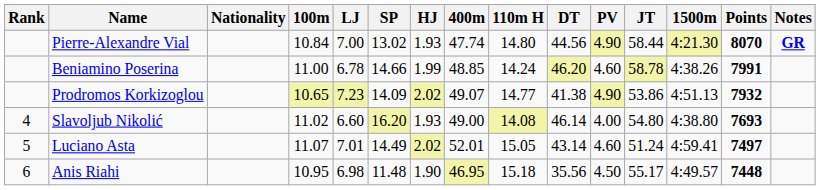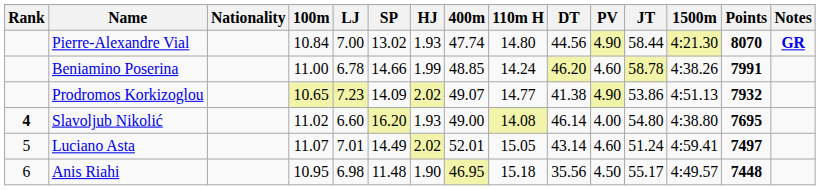(26, 120) normal -> (26, 120) bold
(746, 120) 7693 -> (746, 120) 7695
